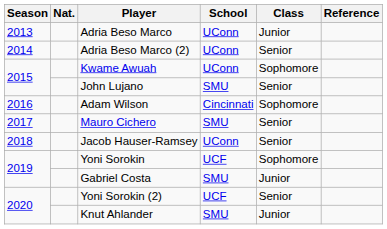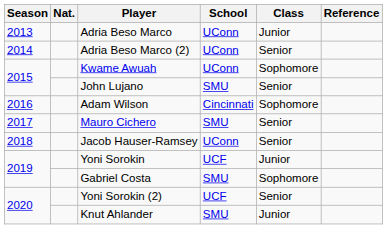(289, 159) Sophomore -> (274, 159) Junior
(274, 178) Junior -> (289, 178) Sophomore
